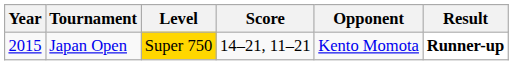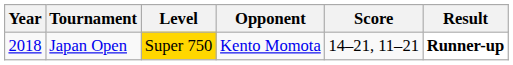columns swapped: (369, 18) <-> (265, 18)
(25, 45) 2015 -> (25, 45) 2018
